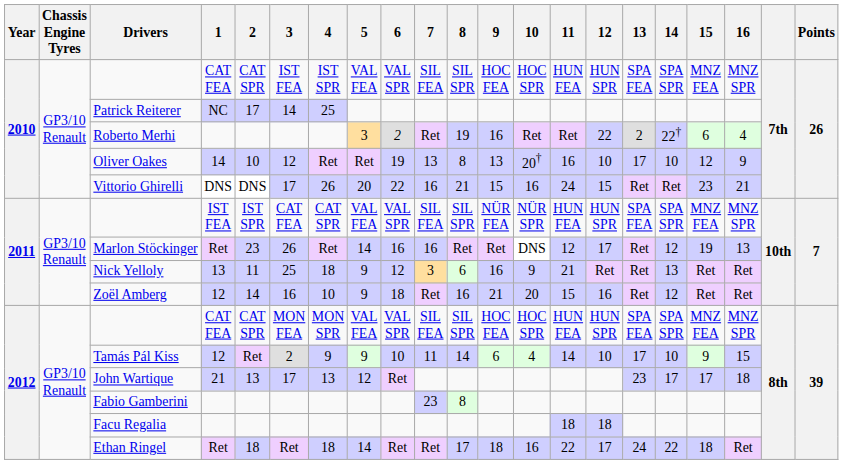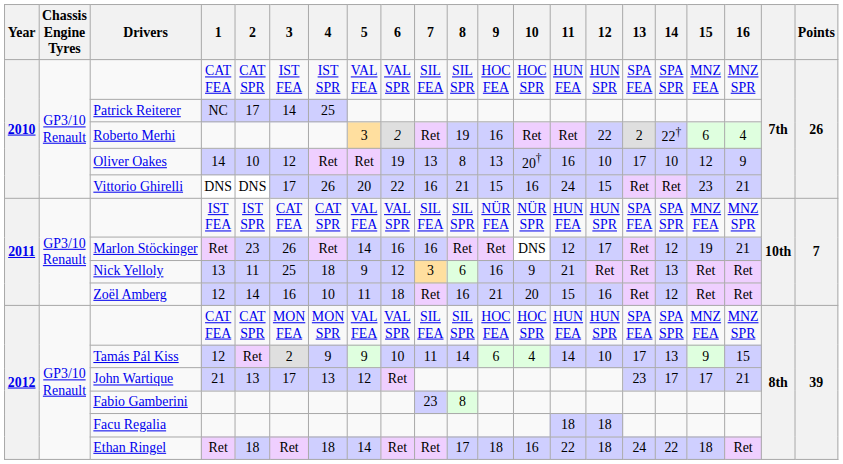(743, 248) 13 -> (743, 248) 21
(364, 293) 9 -> (364, 293) 11
(671, 356) 10 -> (671, 356) 13
(743, 378) 18 -> (743, 378) 21
(605, 447) 17 -> (605, 447) 18
